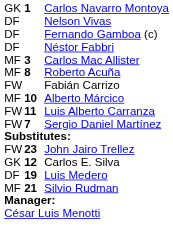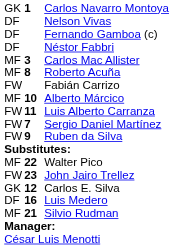+ row: (83, 136)
+ row: (73, 162)
(31, 175) 19 -> (31, 200) 16
